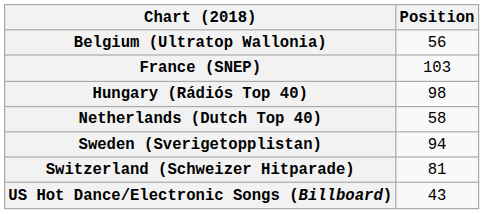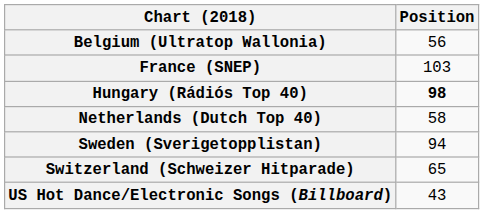(437, 94) normal -> (437, 94) bold
(437, 170) 81 -> (437, 170) 65
